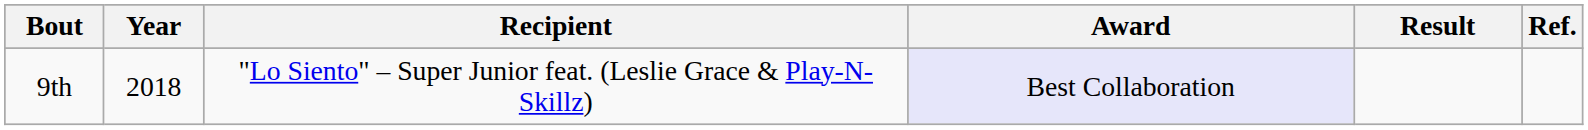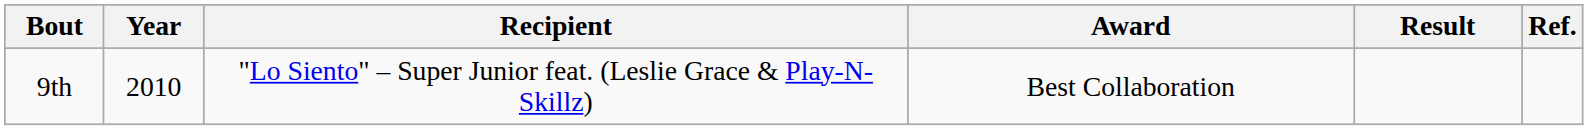(154, 85) 2018 -> (154, 85) 2010
(1131, 85) lavender background -> (1131, 85) no background
